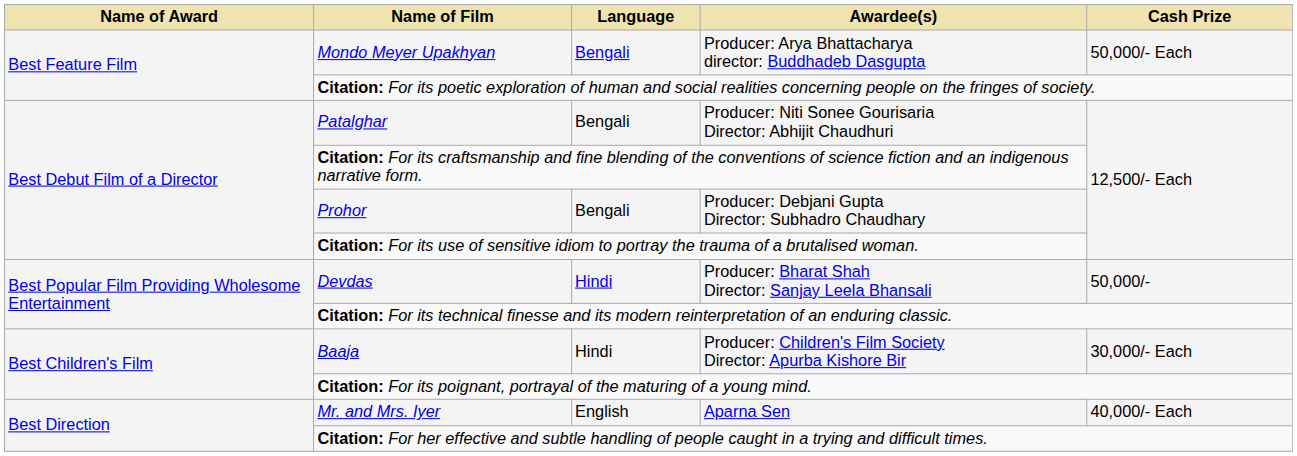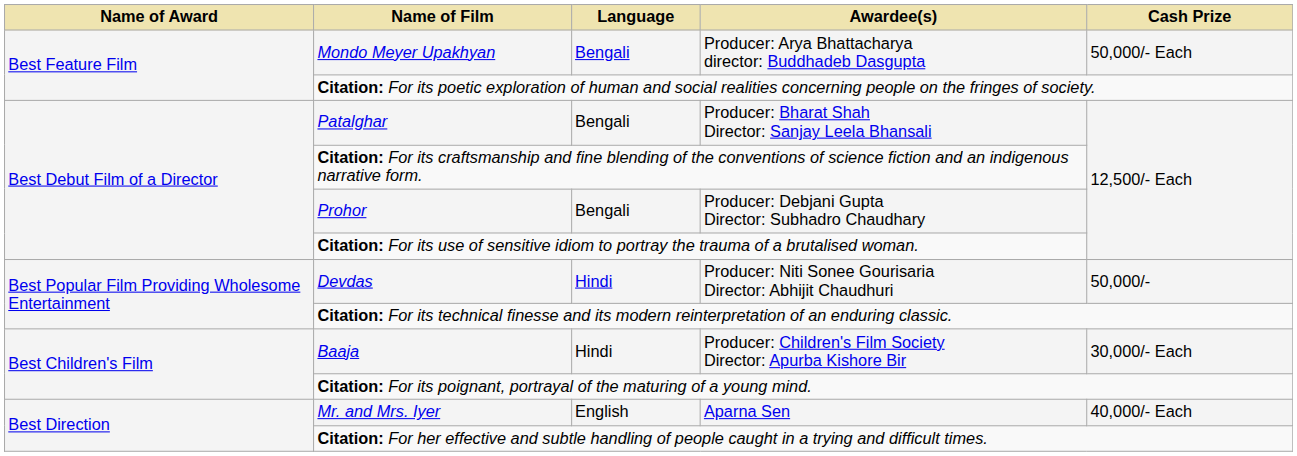(819, 122) Producer: Niti Sonee Gourisaria Director: Abhijit Chaudhuri -> (818, 122) Producer: Bharat Shah Director: Sanjay Leela Bhansali
(818, 281) Producer: Bharat Shah Director: Sanjay Leela Bhansali -> (819, 281) Producer: Niti Sonee Gourisaria Director: Abhijit Chaudhuri
